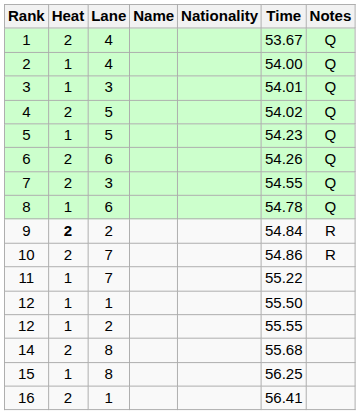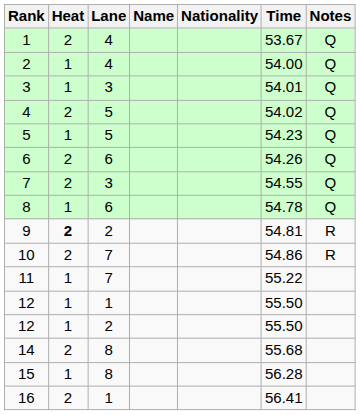(284, 231) 54.84 -> (284, 231) 54.81
(284, 326) 55.55 -> (284, 326) 55.50
(284, 374) 56.25 -> (284, 374) 56.28
